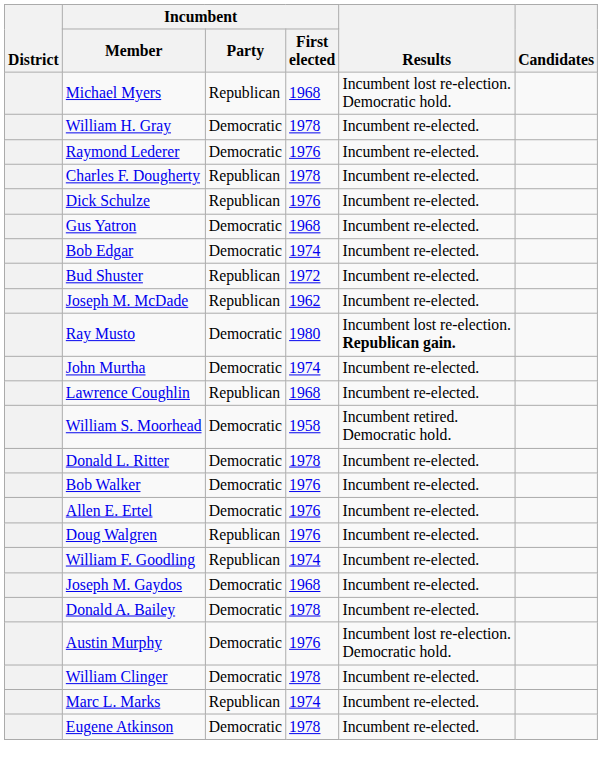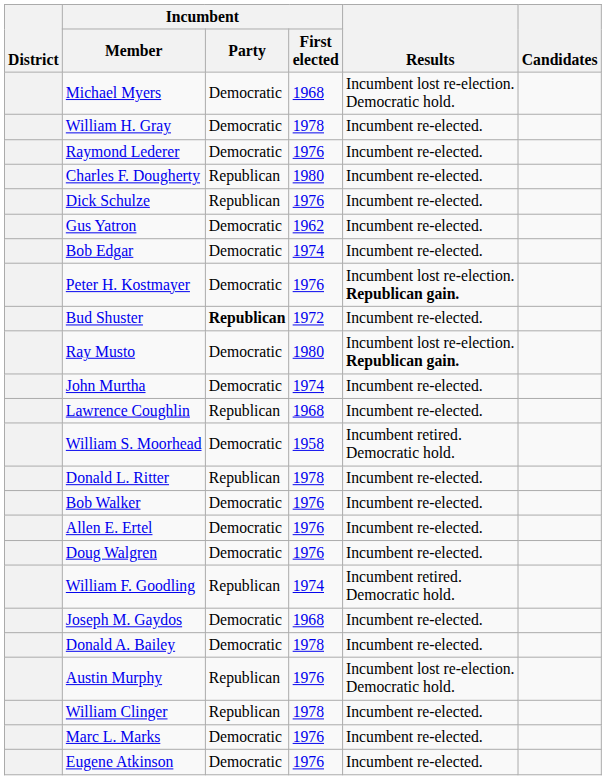(244, 93) Republican -> (245, 93) Democratic
(305, 176) 1978 -> (308, 176) 1980
(305, 226) 1968 -> (308, 226) 1962
+ row: (128, 284)
(244, 276) normal -> (247, 318) bold
- row: (127, 300)
(245, 460) Democratic -> (244, 478) Republican
(244, 535) Republican -> (245, 552) Democratic
(411, 559) Incumbent re-elected. -> (404, 586) Incumbent retired. Democratic hold.
(245, 643) Democratic -> (244, 678) Republican
(245, 677) Democratic -> (244, 712) Republican
(244, 701) Republican -> (245, 737) Democratic
(305, 701) 1974 -> (308, 737) 1976
(305, 726) 1978 -> (308, 762) 1976
